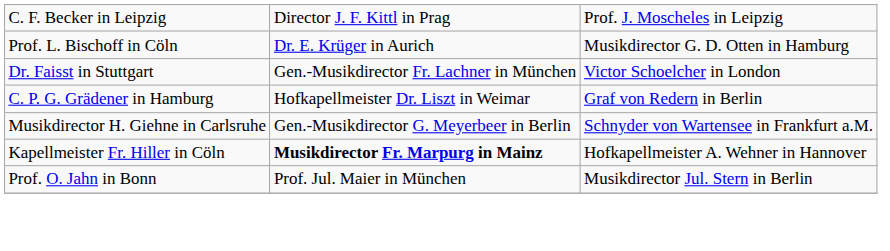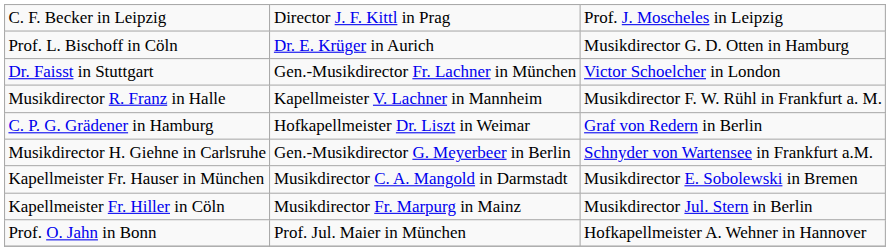+ row: (117, 98)
+ row: (136, 179)
(408, 152) bold -> (397, 206) normal
(725, 152) Hofkapellmeister A. Wehner in Hannover -> (698, 206) Musikdirector Jul. Stern in Berlin
(698, 179) Musikdirector Jul. Stern in Berlin -> (725, 233) Hofkapellmeister A. Wehner in Hannover
